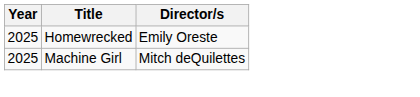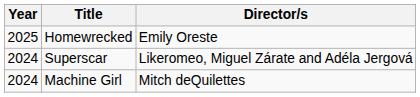+ row: (76, 59)
(23, 59) 2025 -> (23, 80) 2024
